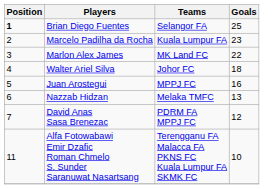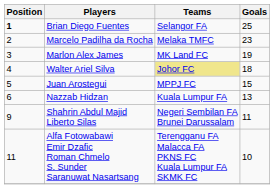(192, 41) Kuala Lumpur FA -> (185, 41) Melaka TMFC
(236, 55) 22 -> (247, 55) 19
(176, 69) no background -> (176, 69) khaki background
(236, 84) 16 -> (247, 84) 15
(185, 98) Melaka TMFC -> (192, 98) Kuala Lumpur FA
- row: (77, 117)
+ row: (87, 117)
